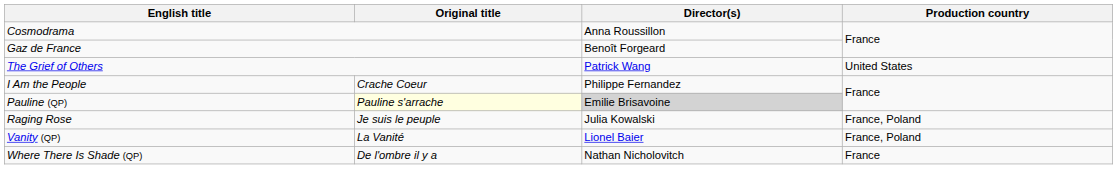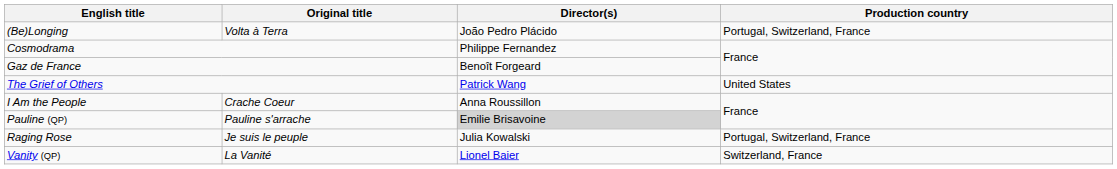+ row: (37, 31)
(625, 31) Anna Roussillon -> (508, 48) Philippe Fernandez
(633, 84) Philippe Fernandez -> (500, 102) Anna Roussillon
(400, 102) lightyellow background -> (268, 119) no background
(883, 119) France, Poland -> (797, 137) Portugal, Switzerland, France
(883, 137) France, Poland -> (773, 155) Switzerland, France
- row: (75, 155)
